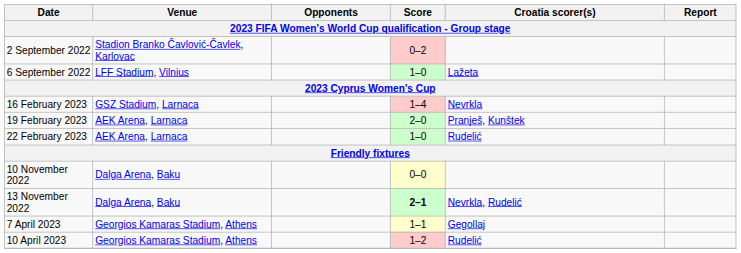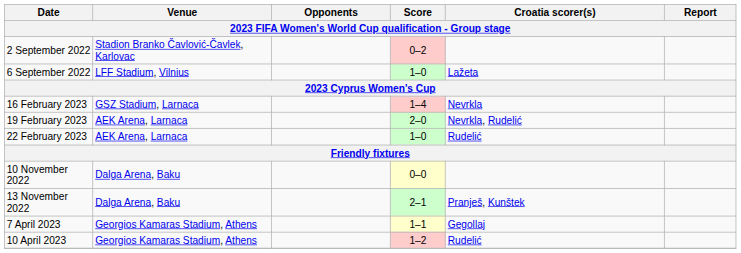(486, 121) Pranješ, Kunštek -> (485, 121) Nevrkla, Rudelić
(418, 202) bold -> (418, 202) normal
(485, 202) Nevrkla, Rudelić -> (486, 202) Pranješ, Kunštek
